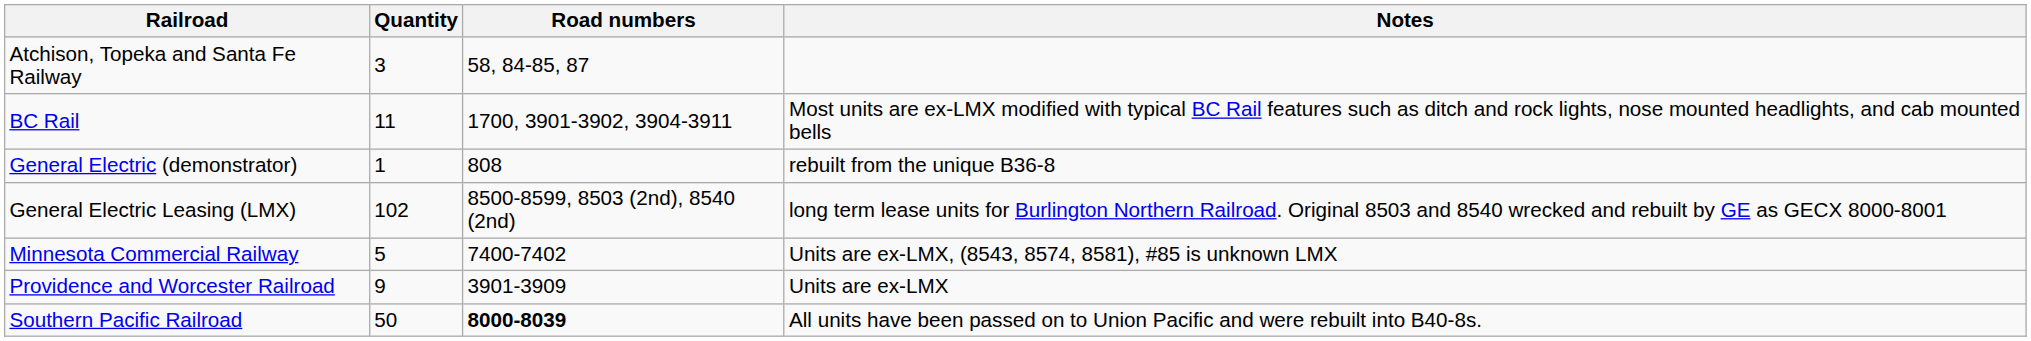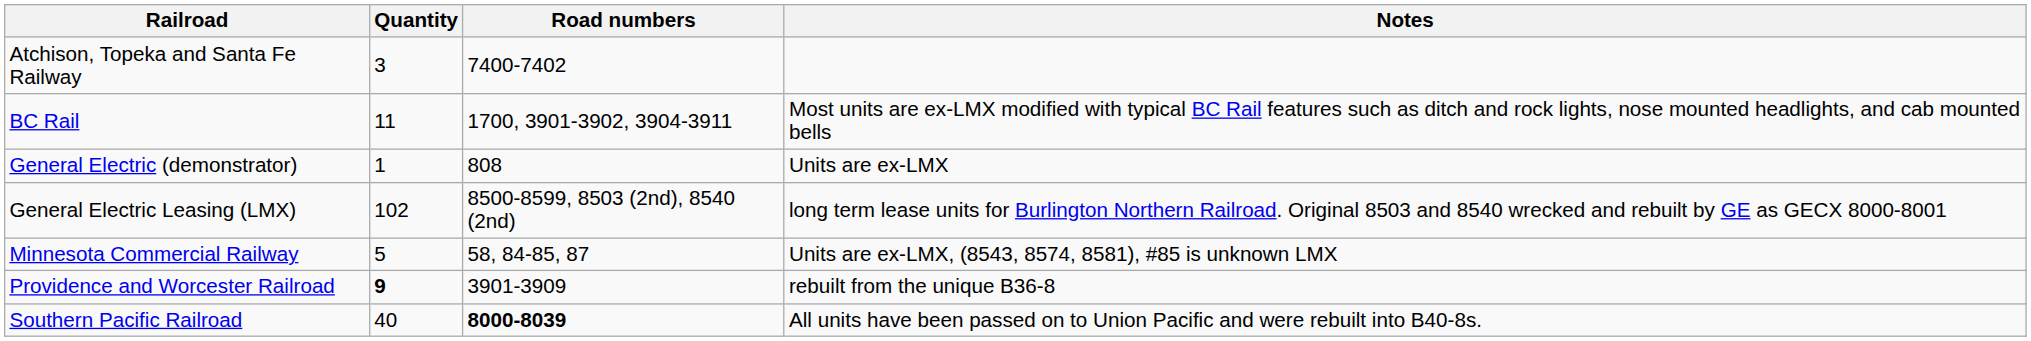(528, 65) 58, 84-85, 87 -> (517, 65) 7400-7402
(922, 165) rebuilt from the unique B36-8 -> (869, 165) Units are ex-LMX
(517, 254) 7400-7402 -> (528, 254) 58, 84-85, 87
(380, 286) normal -> (380, 286) bold
(869, 286) Units are ex-LMX -> (922, 286) rebuilt from the unique B36-8
(386, 319) 50 -> (386, 319) 40
